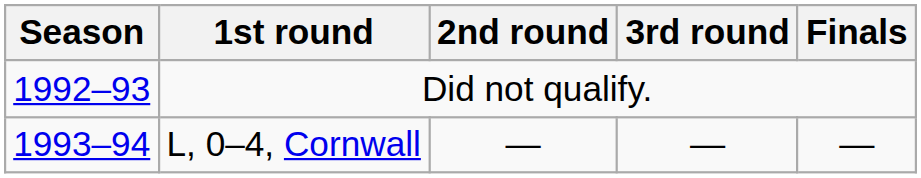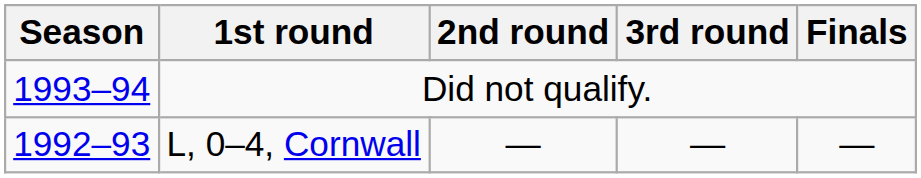(82, 88) 1992–93 -> (82, 88) 1993–94
(82, 144) 1993–94 -> (82, 144) 1992–93
